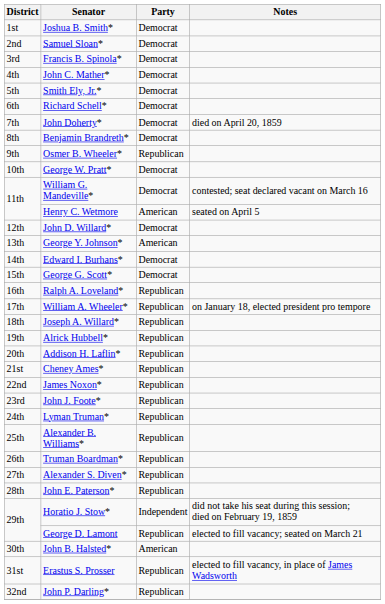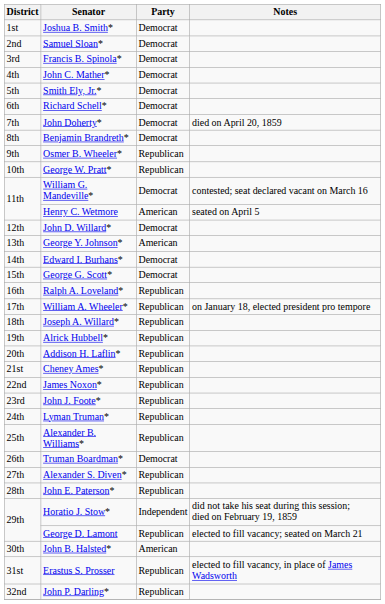(158, 169) Democrat -> (161, 169) Republican
(161, 459) Republican -> (158, 459) Democrat
